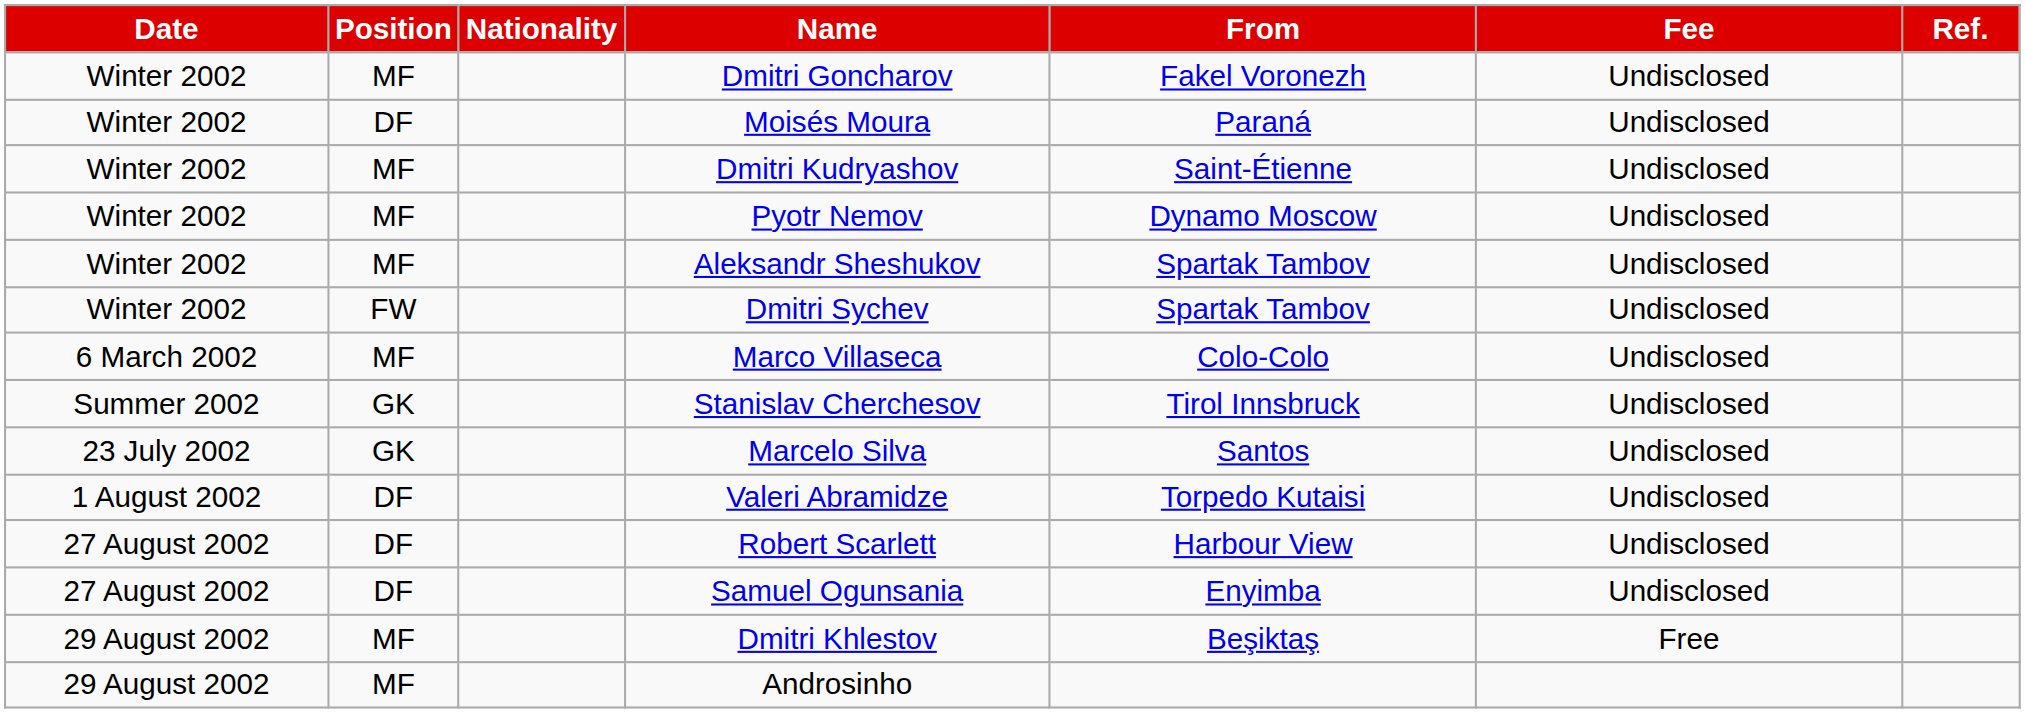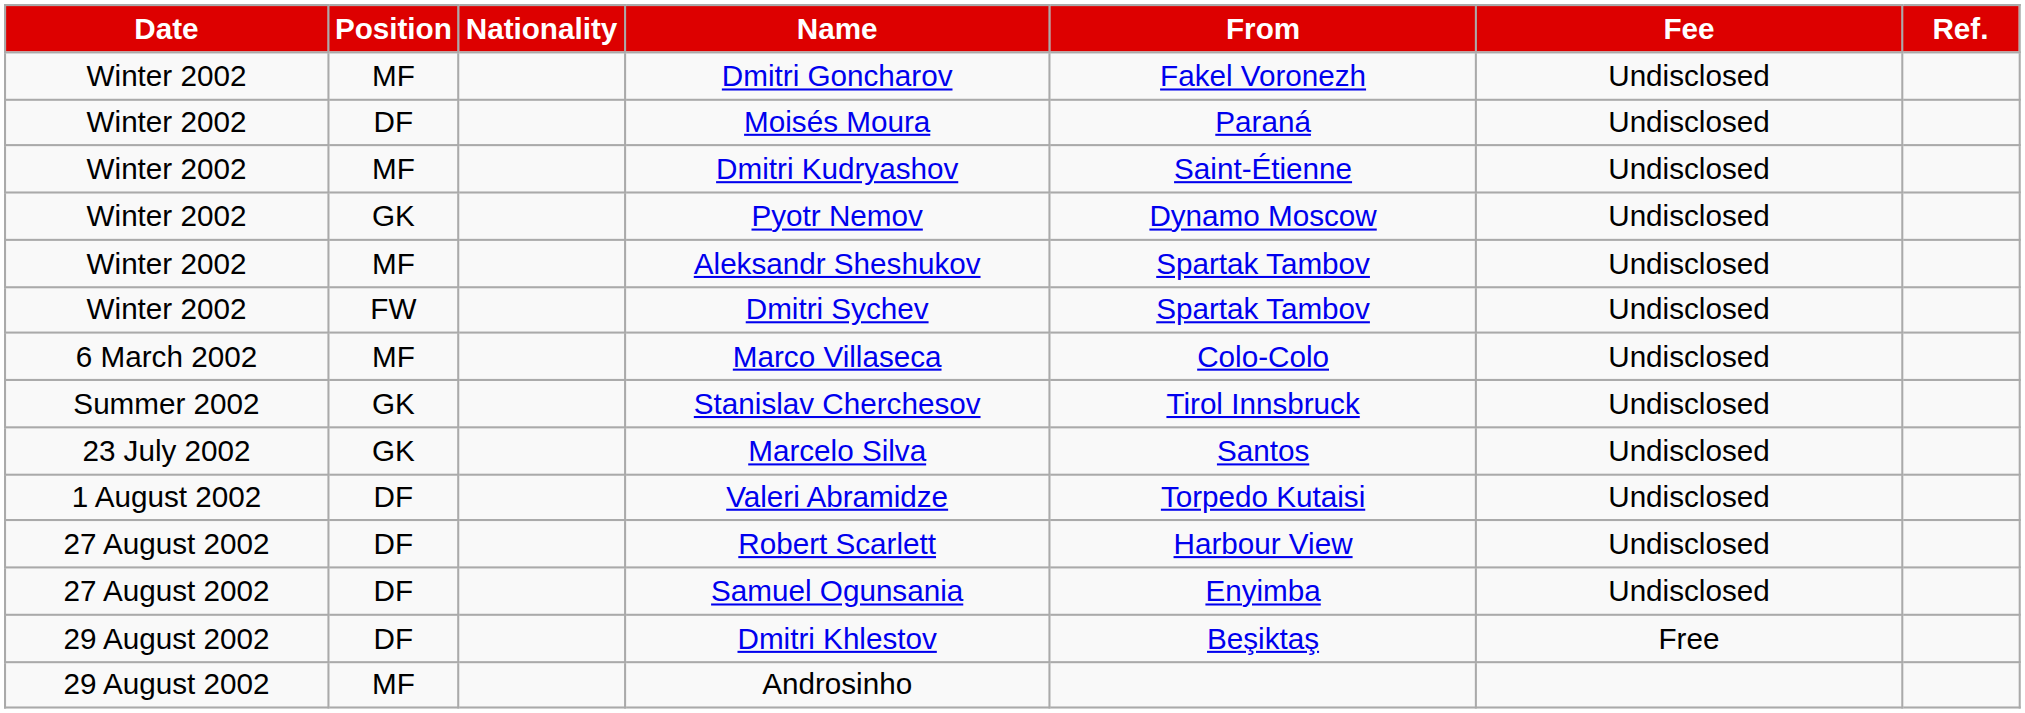(393, 216) MF -> (393, 216) GK
(393, 638) MF -> (393, 638) DF
